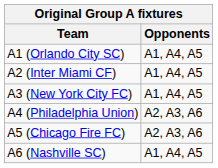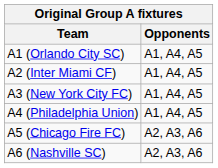(173, 113) A2, A3, A6 -> (173, 113) A1, A4, A5
(173, 152) A1, A4, A5 -> (173, 152) A2, A3, A6
